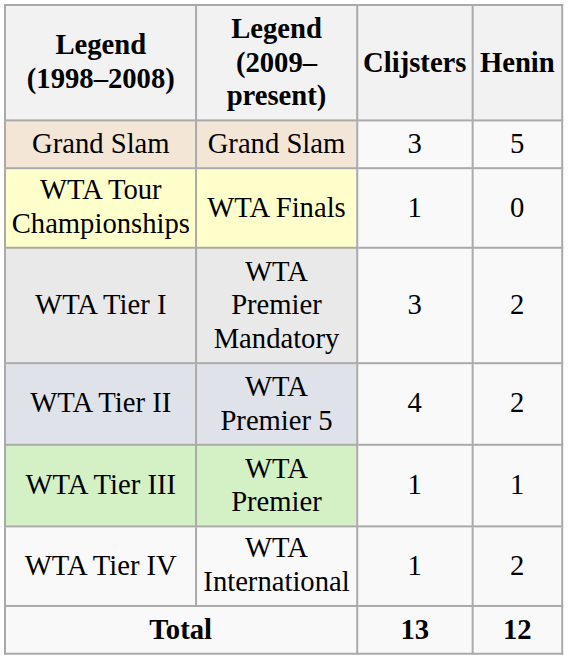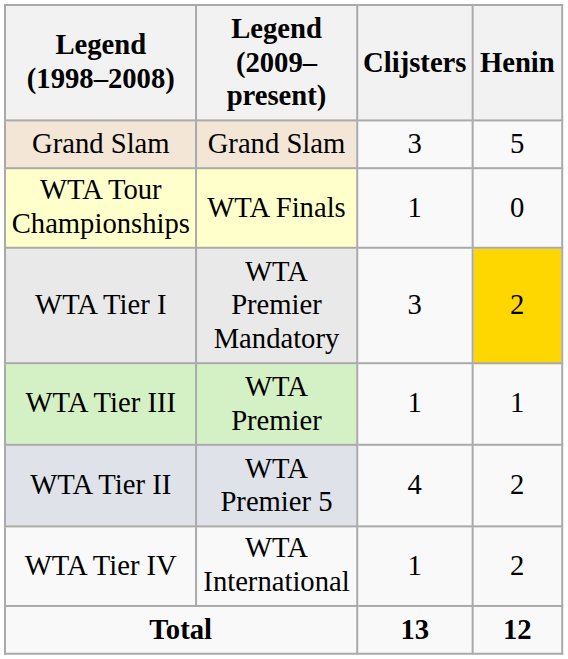(517, 305) no background -> (517, 305) gold background
rows swapped: (101, 403) <-> (101, 484)
